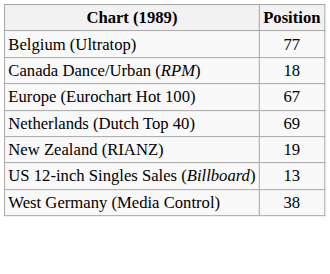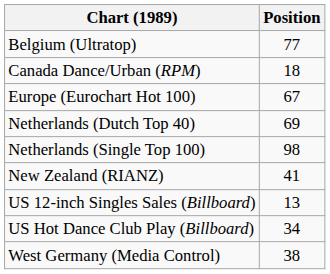+ row: (107, 149)
(292, 149) 19 -> (292, 176) 41
+ row: (131, 228)
